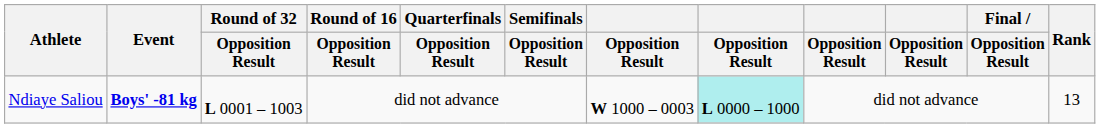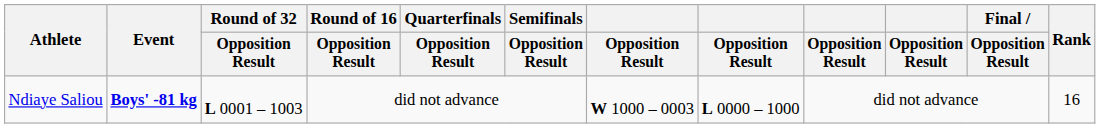(751, 109) paleturquoise background -> (751, 109) no background
(1072, 99) 13 -> (1072, 99) 16
